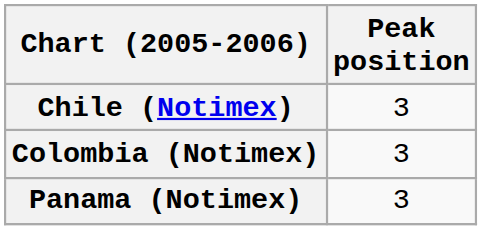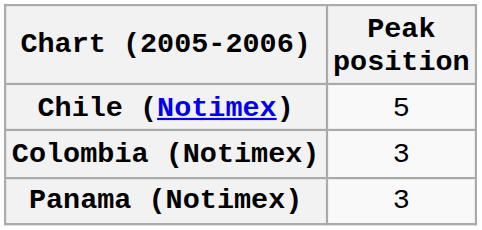(401, 108) 3 -> (401, 108) 5
